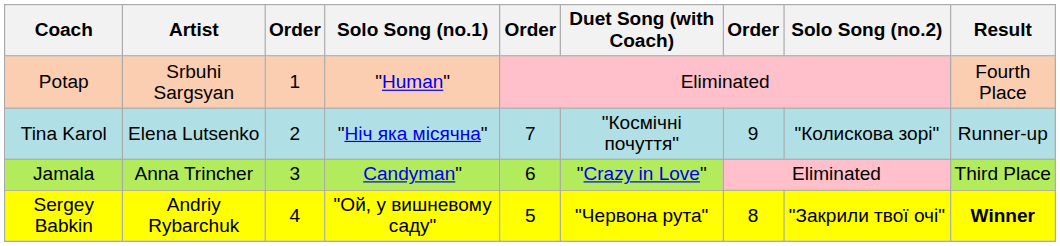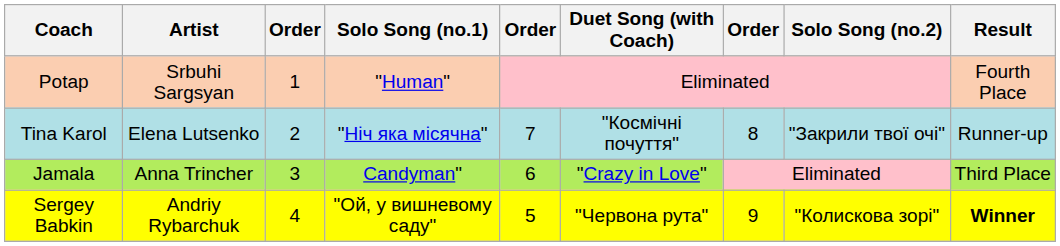(753, 133) 9 -> (753, 133) 8
(867, 133) "Колискова зорі" -> (867, 133) "Закрили твої очі"
(753, 215) 8 -> (753, 215) 9
(867, 215) "Закрили твої очі" -> (867, 215) "Колискова зорі"
